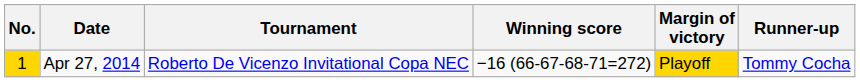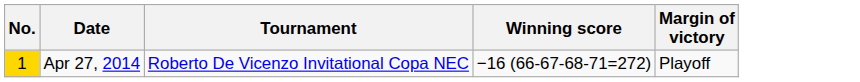- column: (797, 28)
(685, 64) gold background -> (685, 64) no background
